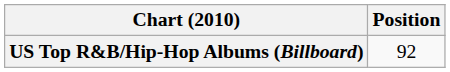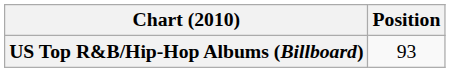(406, 51) 92 -> (406, 51) 93
